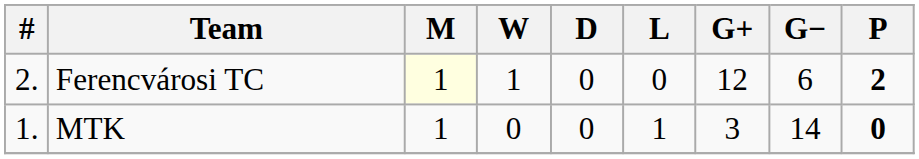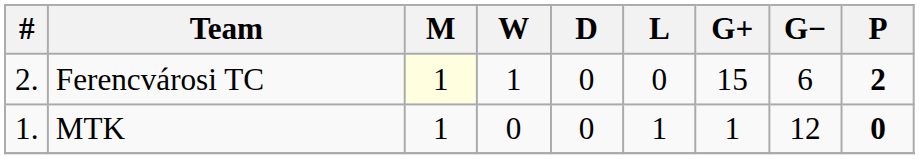(732, 78) 12 -> (732, 78) 15
(732, 128) 3 -> (732, 128) 1
(805, 128) 14 -> (805, 128) 12
